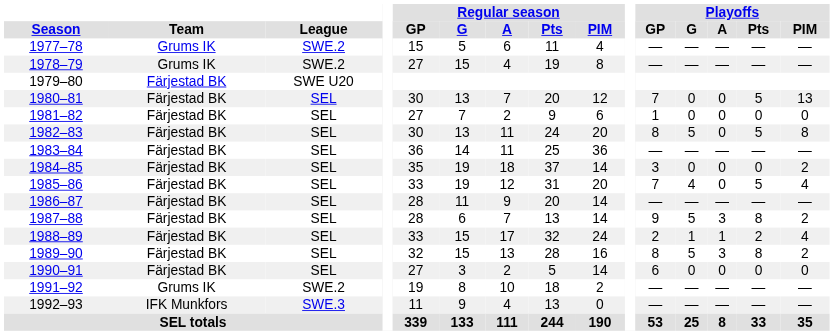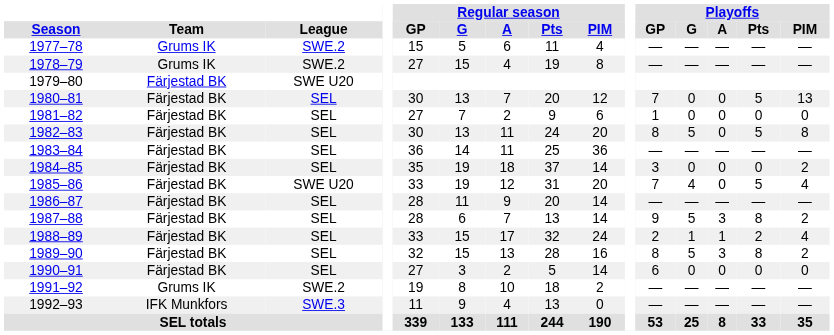(324, 184) SEL -> (324, 184) SWE U20
